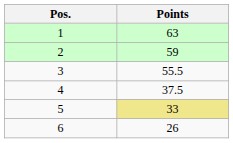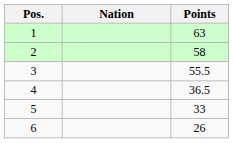+ column: (116, 14)
(173, 52) 59 -> (200, 52) 58
(173, 90) 37.5 -> (200, 90) 36.5
(173, 109) khaki background -> (200, 109) no background
